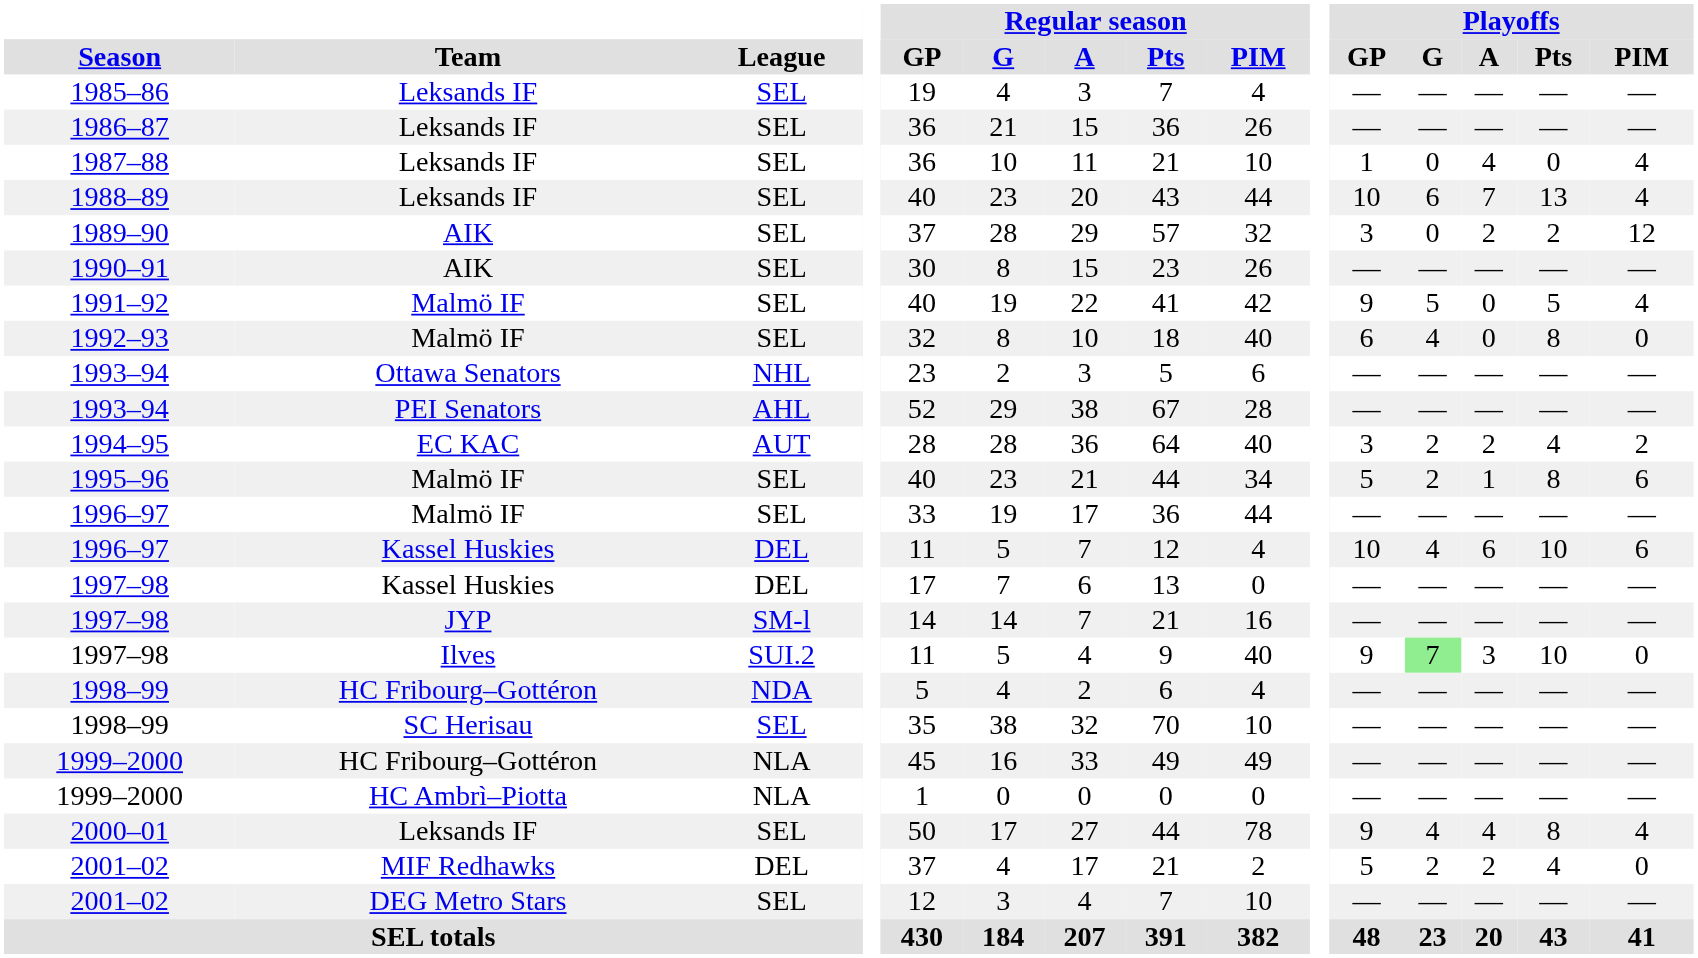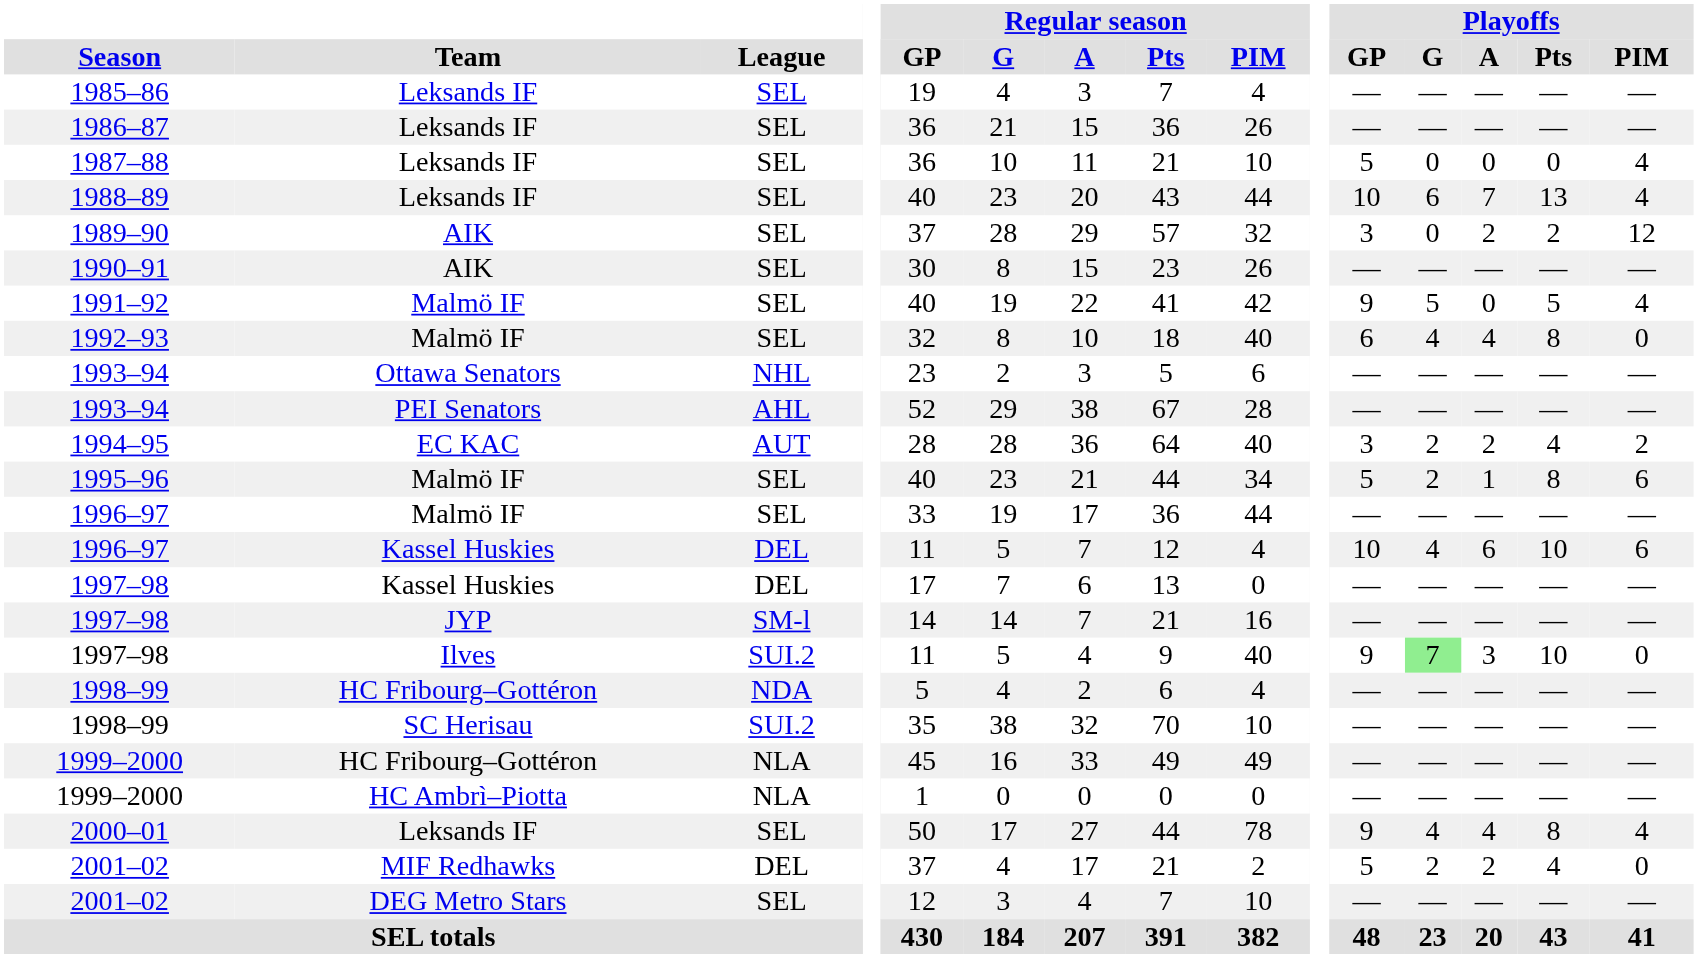(1367, 162) 1 -> (1367, 162) 5
(1489, 162) 4 -> (1489, 162) 0
(1489, 338) 0 -> (1489, 338) 4
(782, 725) SEL -> (782, 725) SUI.2
